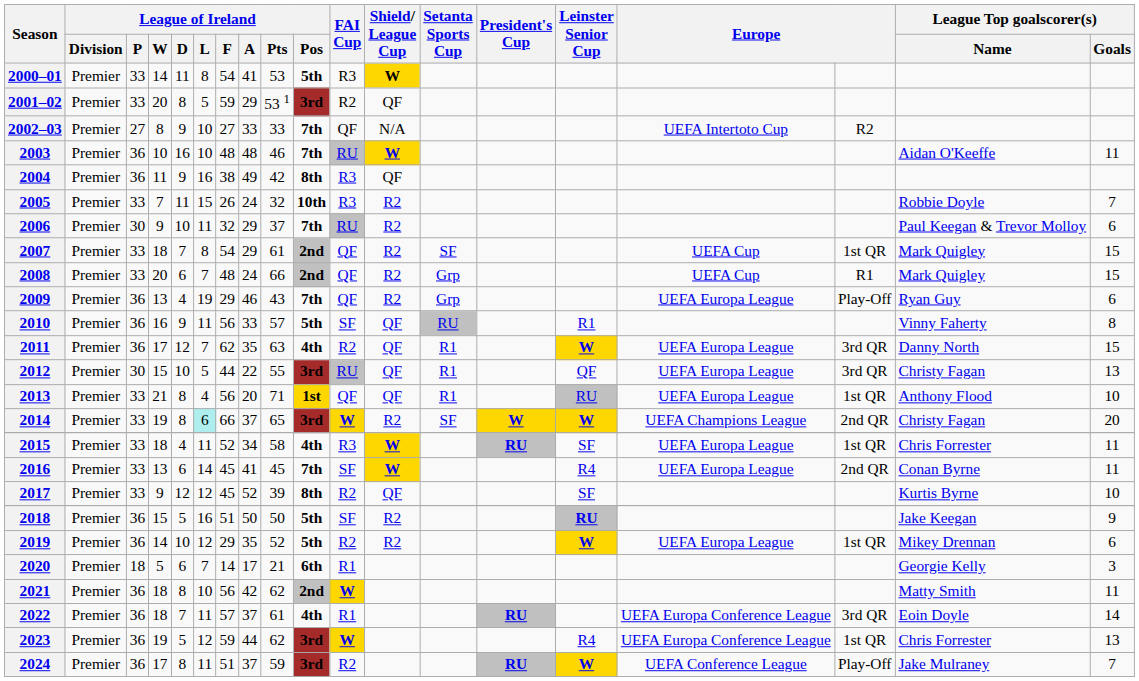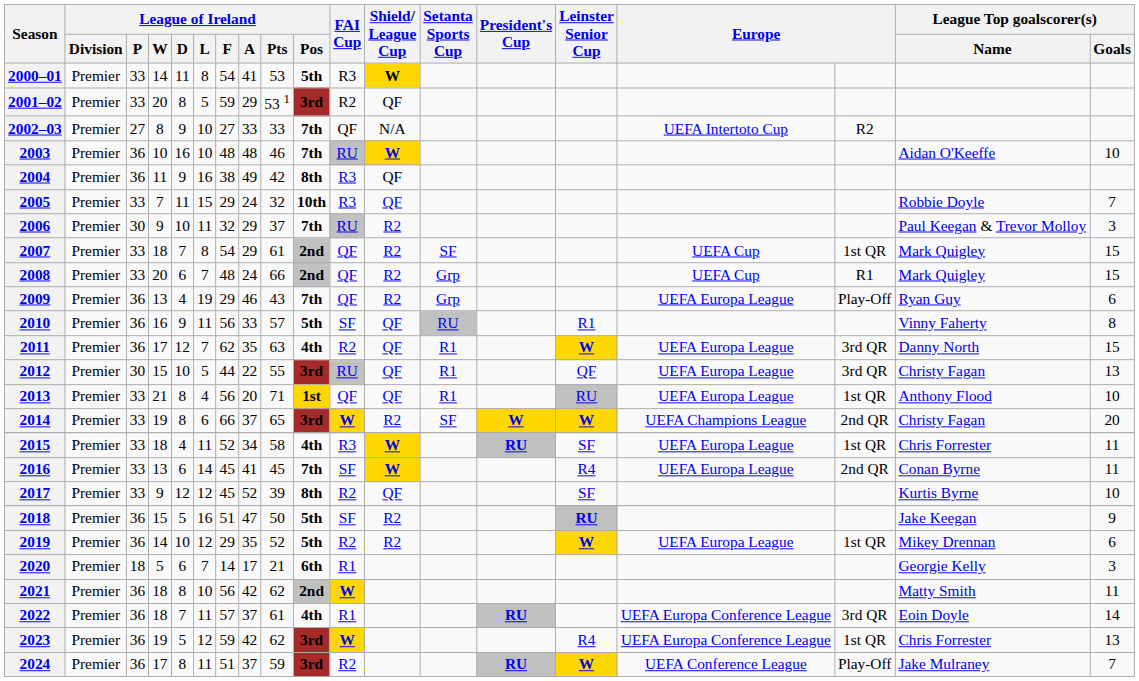(1112, 152) 11 -> (1112, 152) 10
(227, 201) 26 -> (227, 201) 29
(392, 201) R2 -> (392, 201) QF
(1112, 225) 6 -> (1112, 225) 3
(205, 420) paleturquoise background -> (205, 420) no background
(250, 518) 50 -> (250, 518) 47
(250, 640) 44 -> (250, 640) 42
